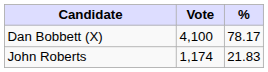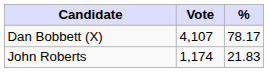(196, 36) 4,100 -> (196, 36) 4,107
